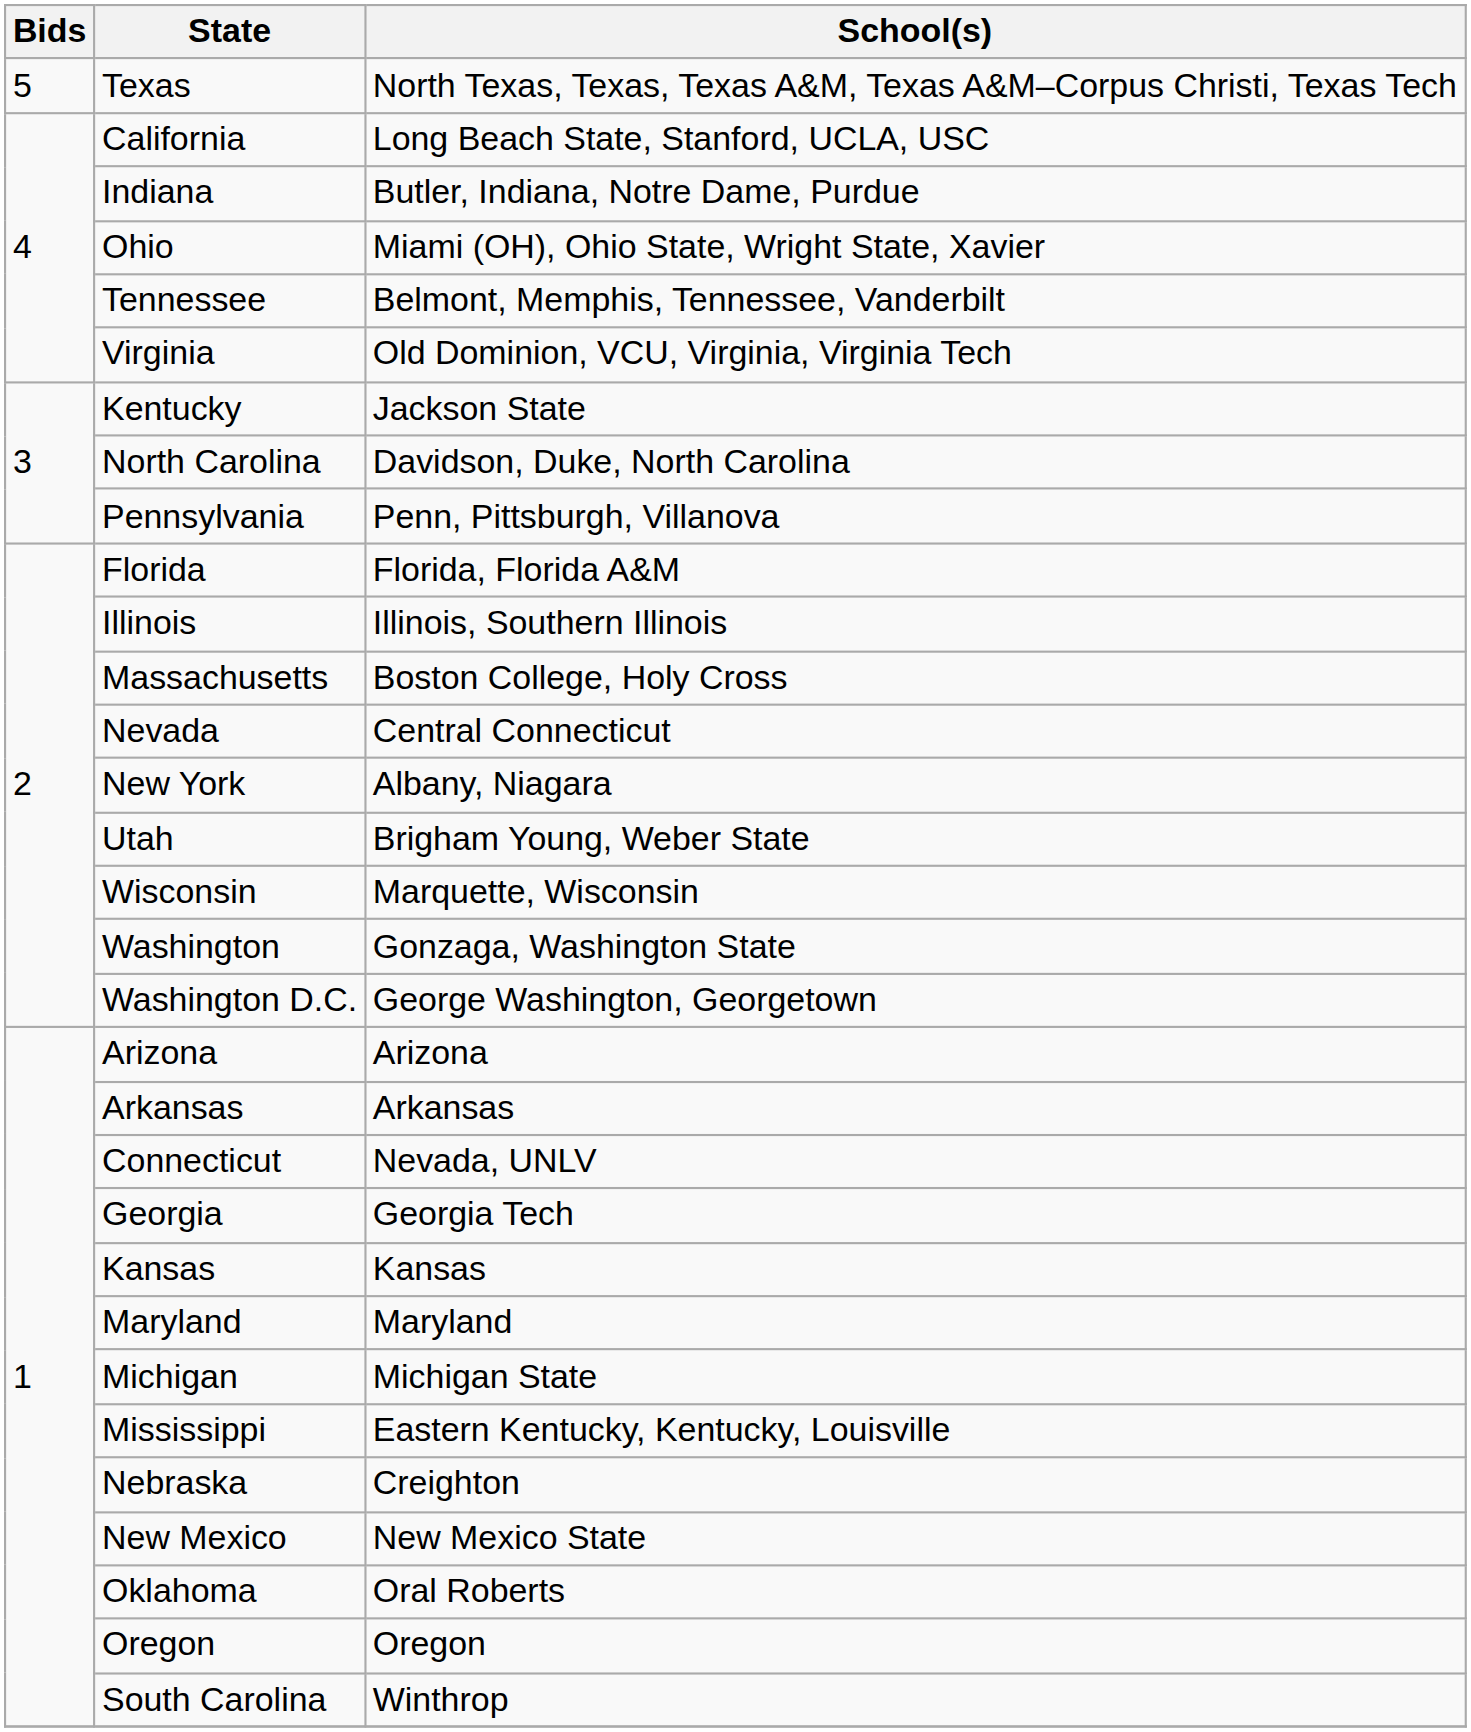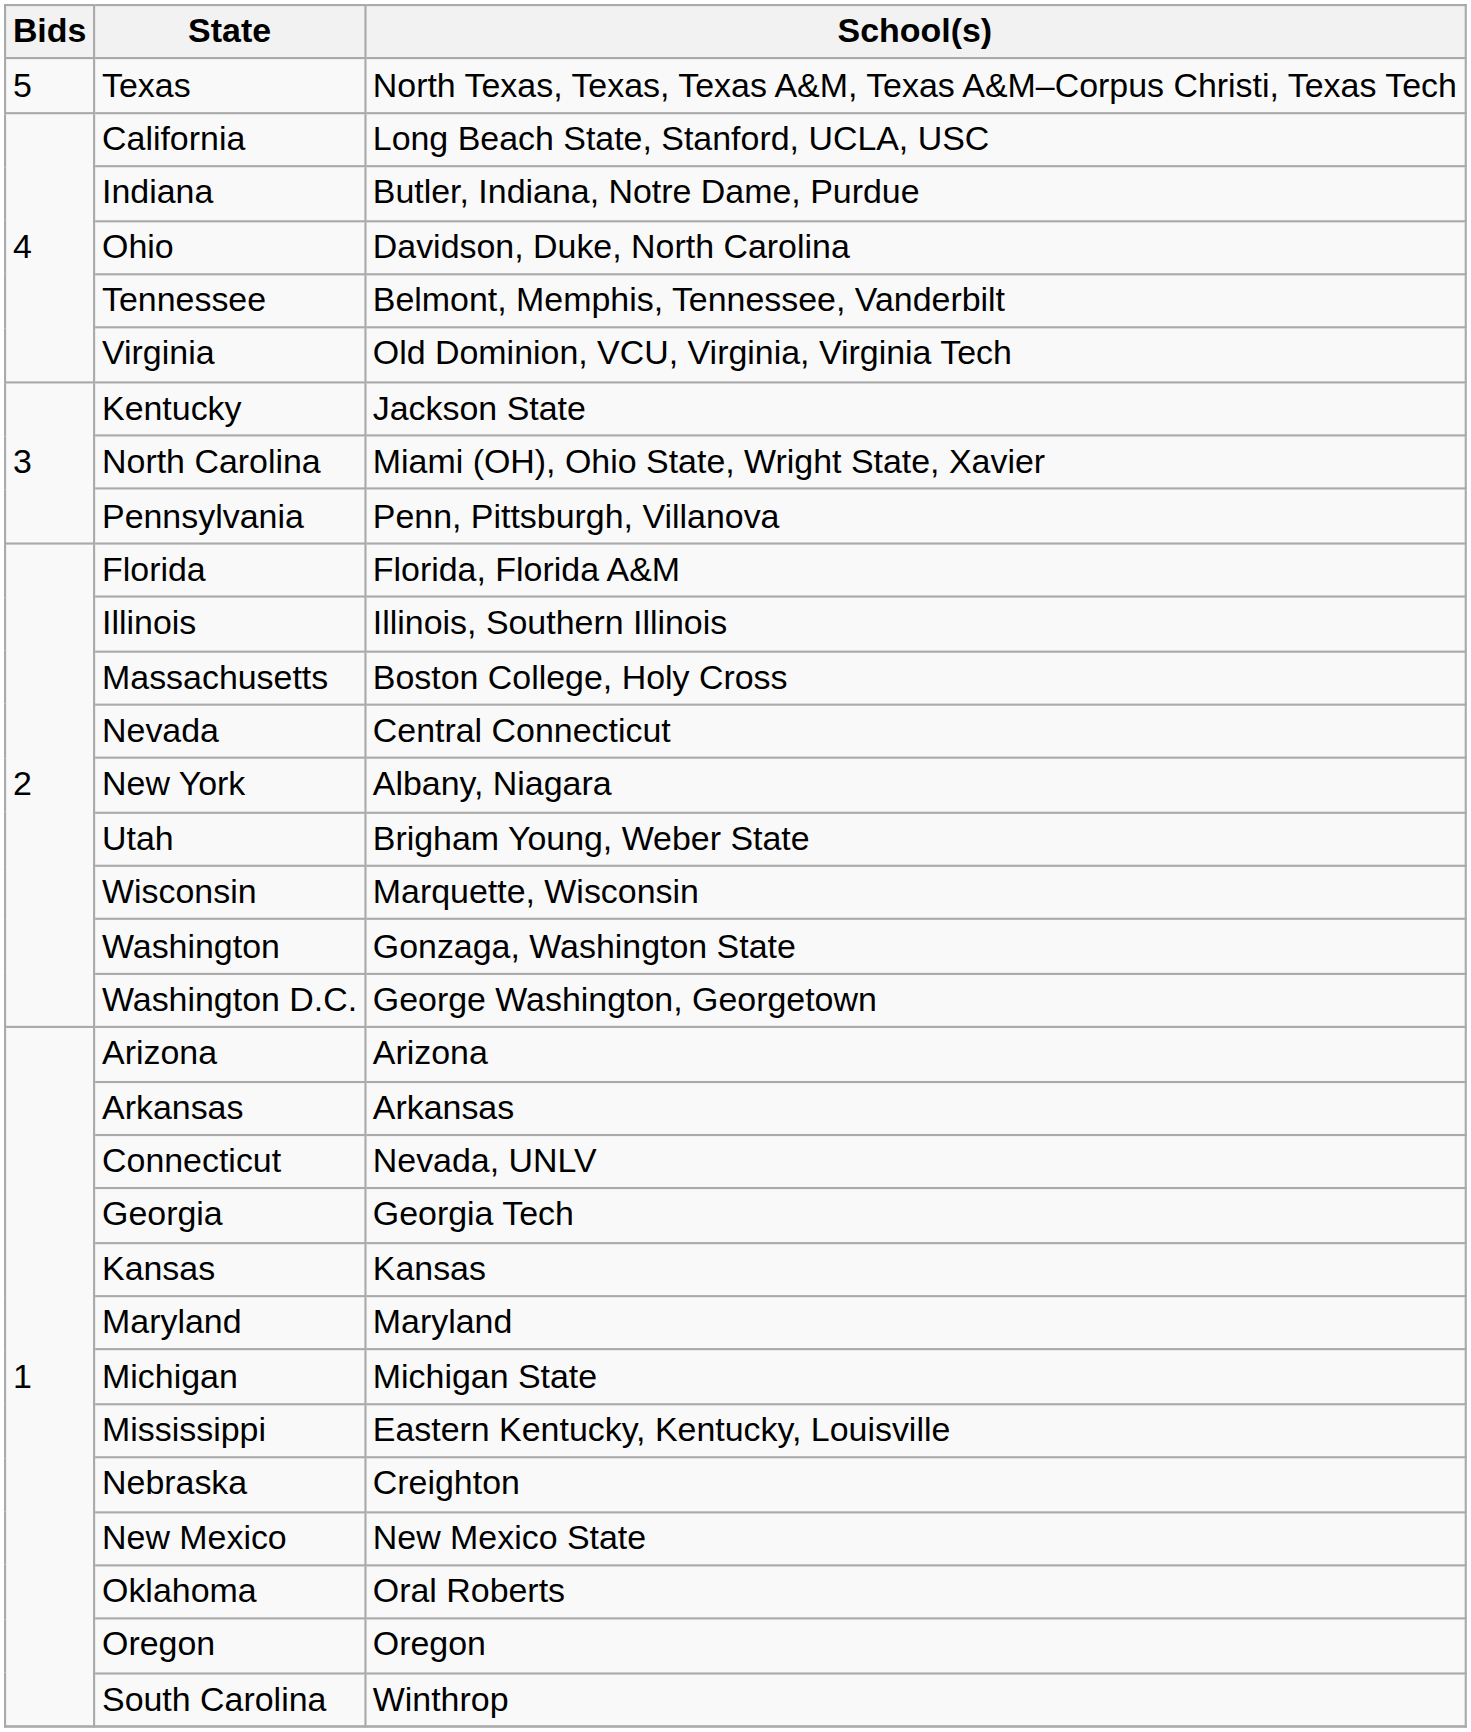(709, 246) Miami (OH), Ohio State, Wright State, Xavier -> (611, 246) Davidson, Duke, North Carolina
(611, 461) Davidson, Duke, North Carolina -> (709, 461) Miami (OH), Ohio State, Wright State, Xavier
